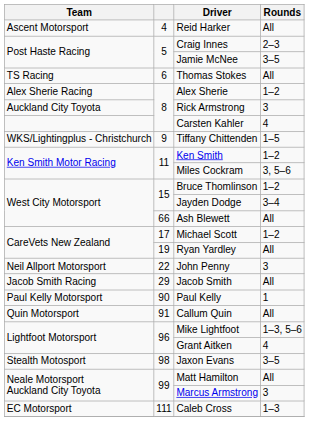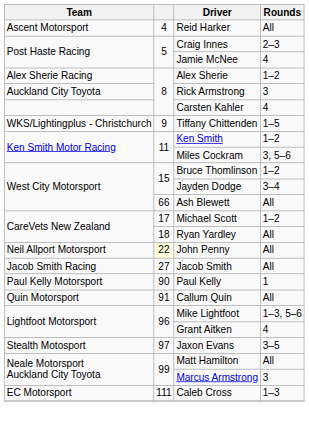(271, 59) 3–5 -> (266, 59) 4
- row: (211, 75)
(164, 250) 19 -> (164, 234) 18
(164, 266) no background -> (164, 250) lightyellow background
(266, 266) 3 -> (268, 250) All
(164, 282) 29 -> (164, 266) 27
(164, 361) 98 -> (164, 345) 97
